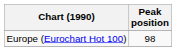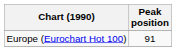(150, 38) 98 -> (150, 38) 91
